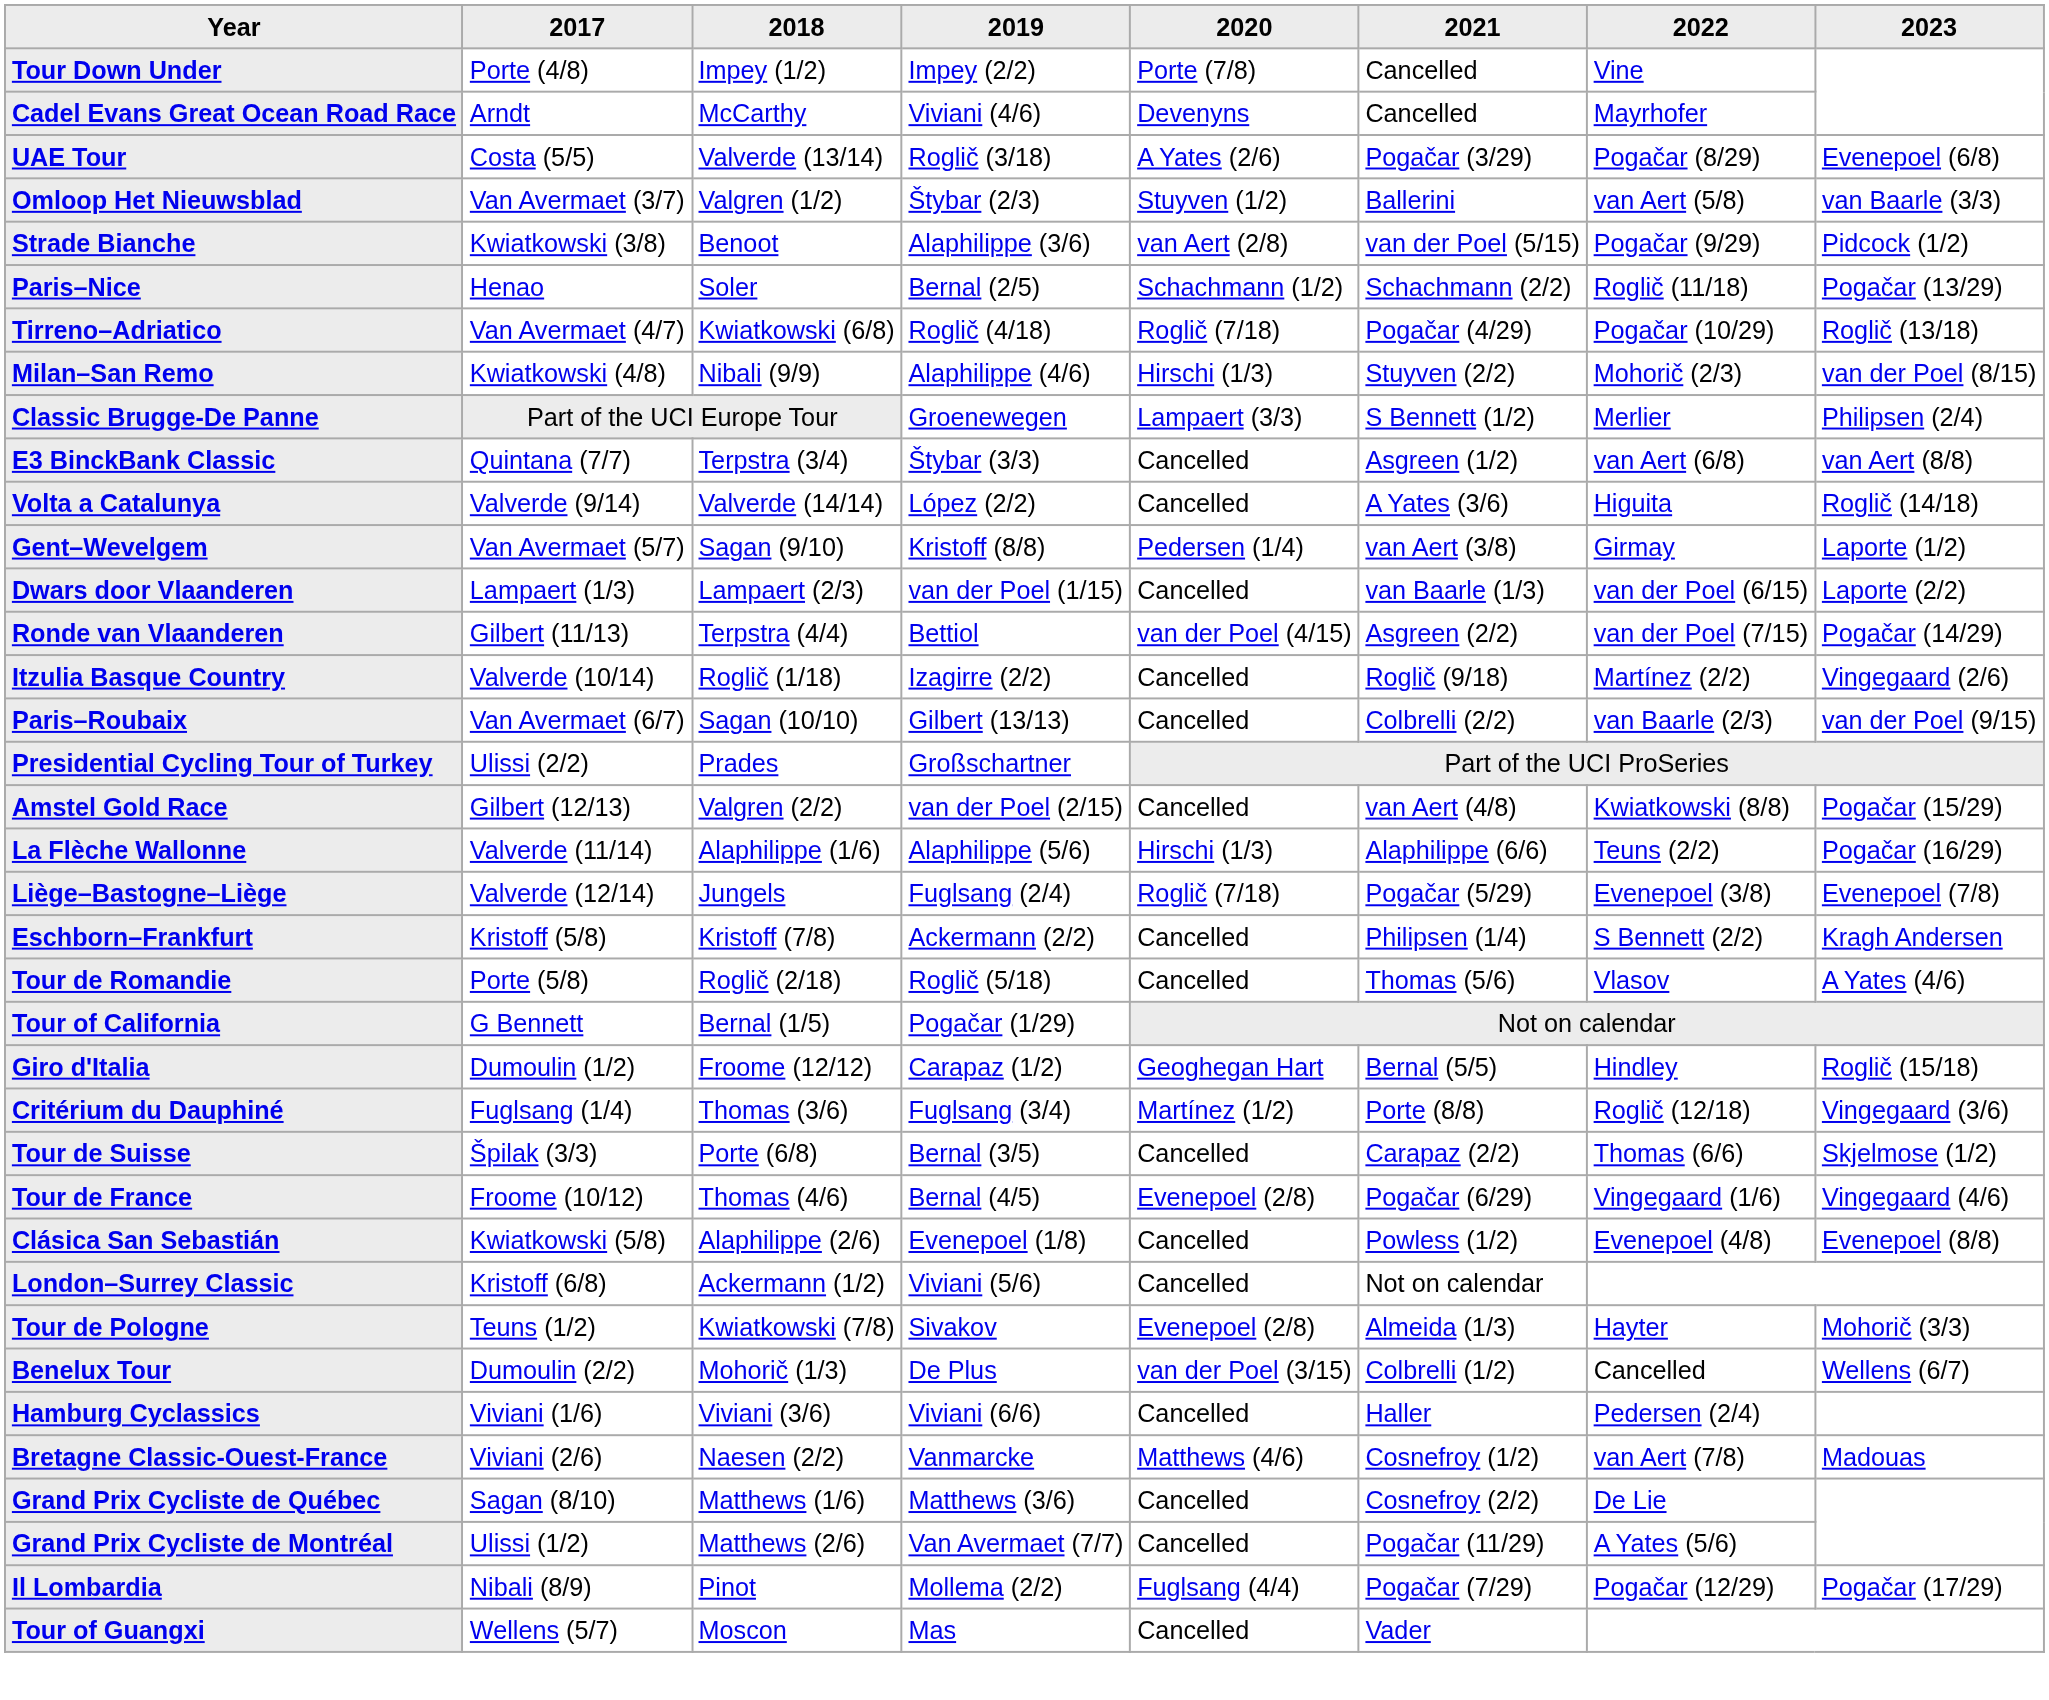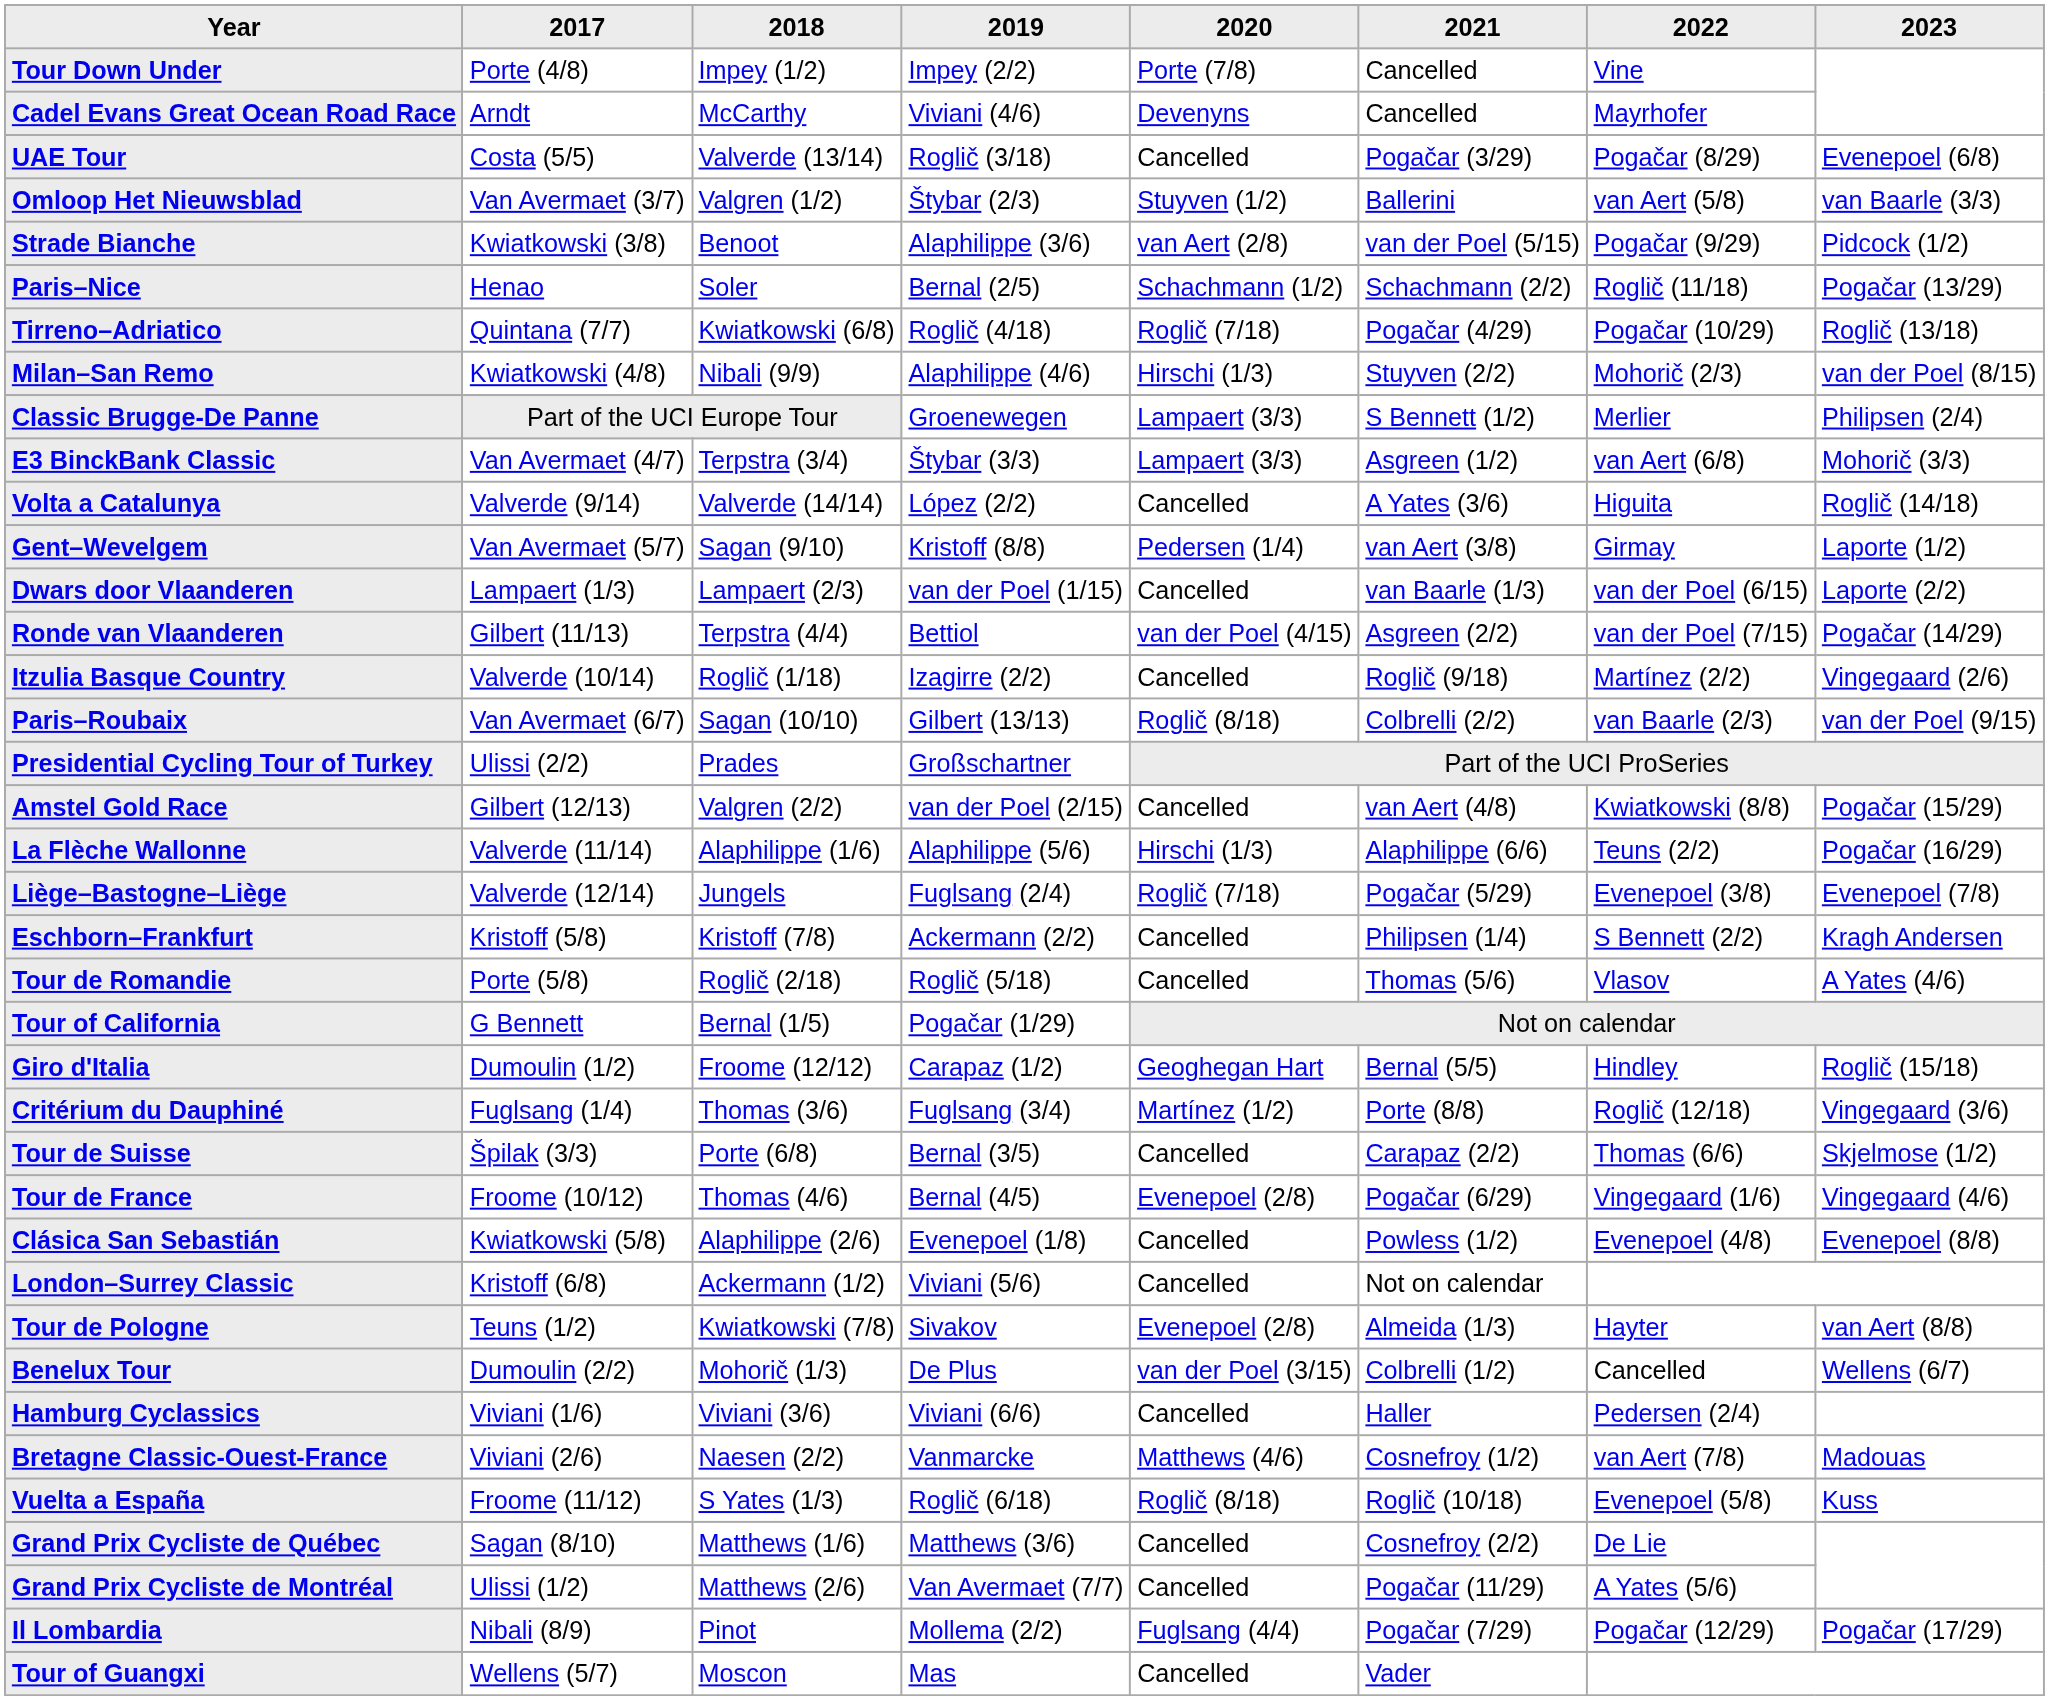(1209, 157) A Yates (2/6) -> (1193, 157) Cancelled
(577, 330) Van Avermaet (4/7) -> (550, 330) Quintana (7/7)
(550, 460) Quintana (7/7) -> (577, 460) Van Avermaet (4/7)
(1193, 460) Cancelled -> (1220, 460) Lampaert (3/3)
(1898, 460) van Aert (8/8) -> (1896, 460) Mohorič (3/3)
(1193, 720) Cancelled -> (1209, 720) Roglič (8/18)
(1896, 1327) Mohorič (3/3) -> (1898, 1327) van Aert (8/8)
+ row: (108, 1500)
